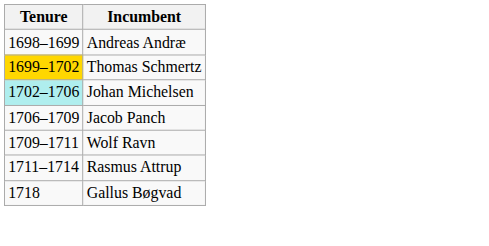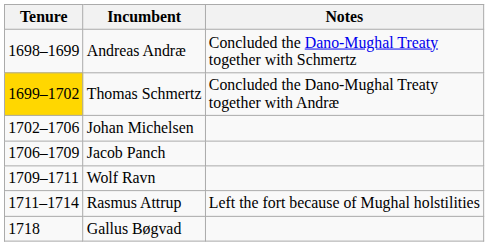+ column: (344, 17)
(44, 92) paleturquoise background -> (44, 128) no background
